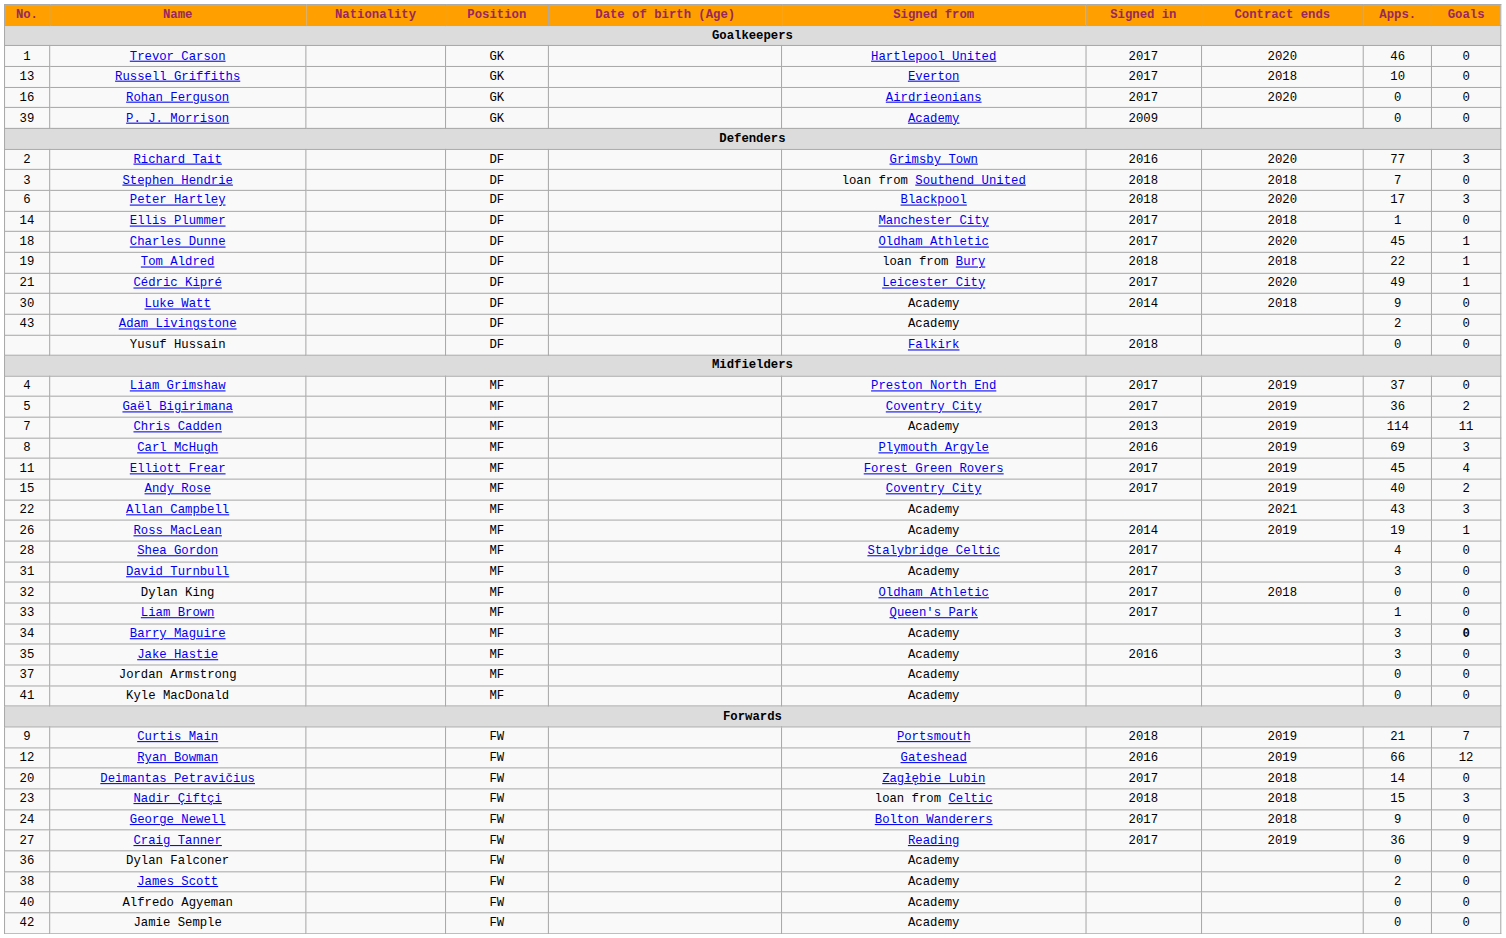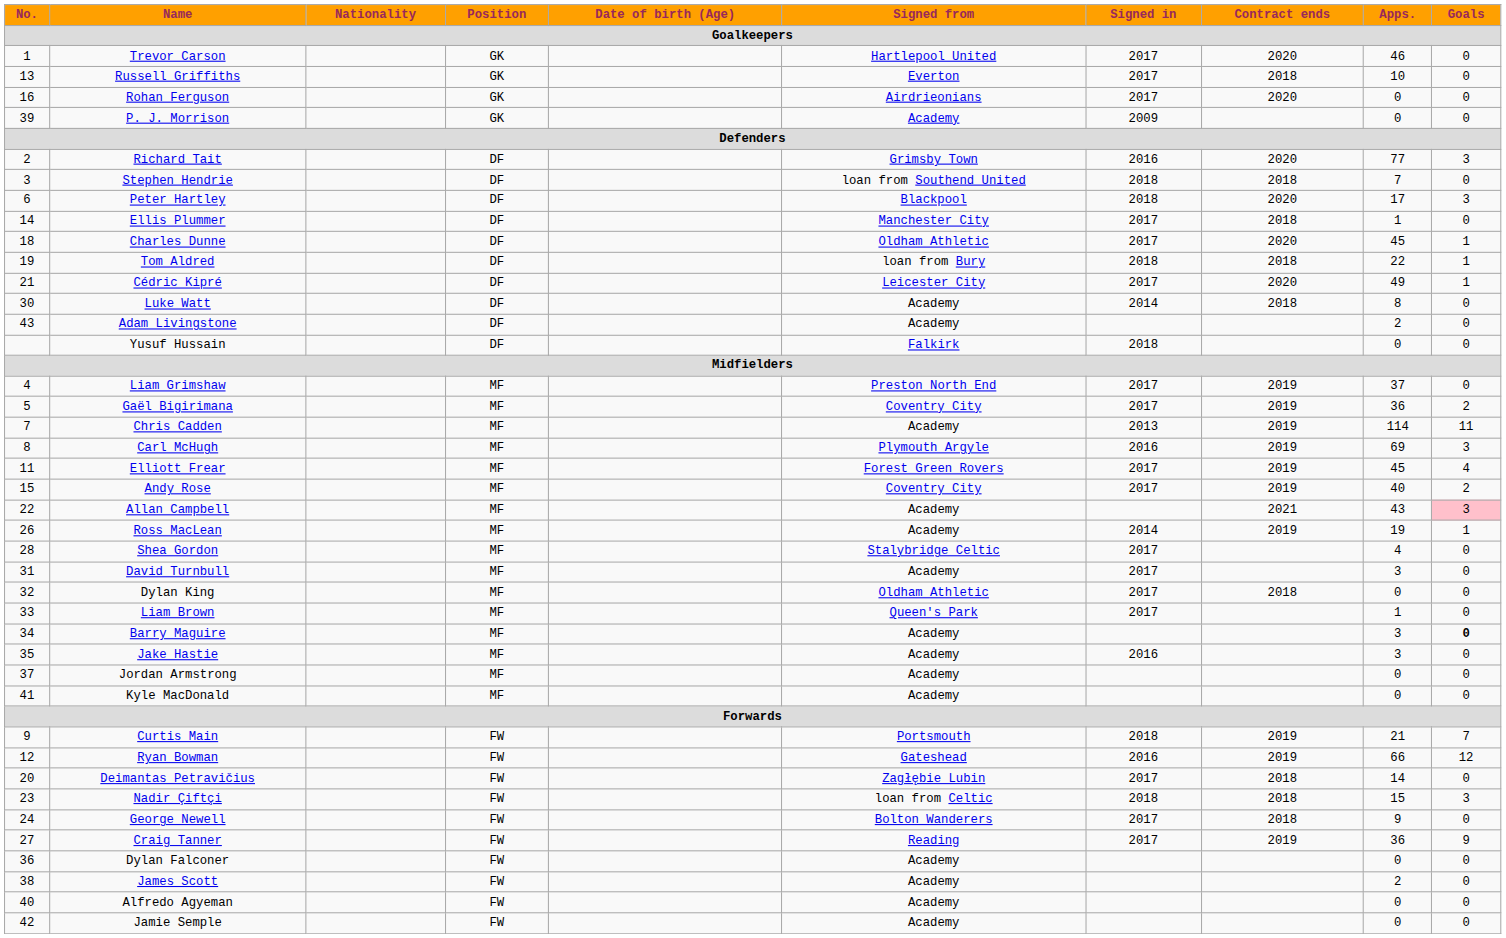(1398, 303) 9 -> (1398, 303) 8
(1466, 510) no background -> (1466, 510) pink background
